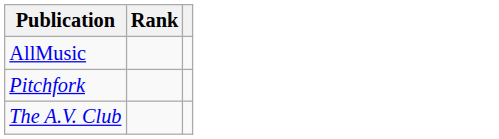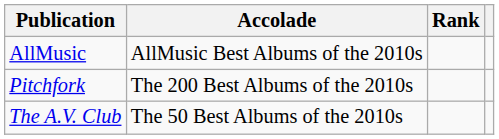+ column: (277, 20)
